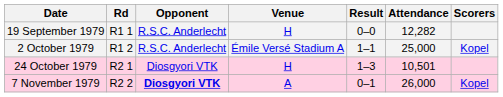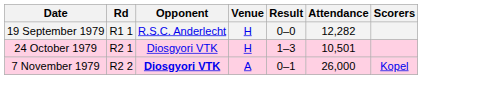- row: (56, 48)
